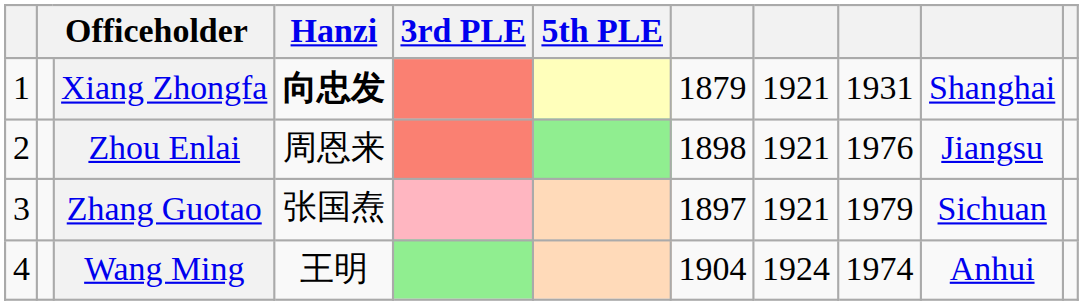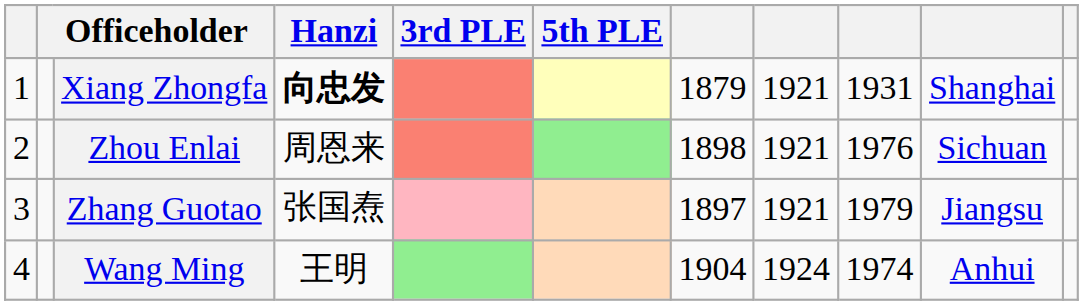(992, 148) Jiangsu -> (992, 148) Sichuan
(992, 208) Sichuan -> (992, 208) Jiangsu
